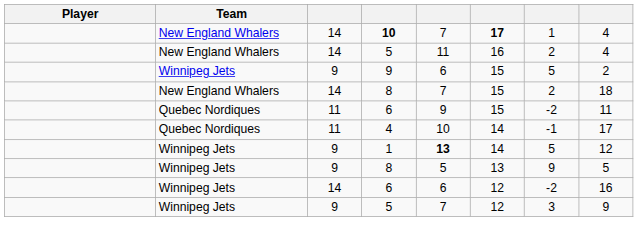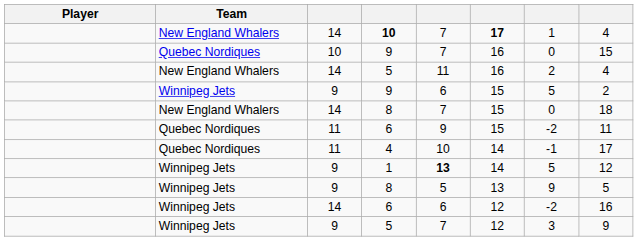+ row: (335, 52)
(552, 91) 2 -> (552, 110) 0
